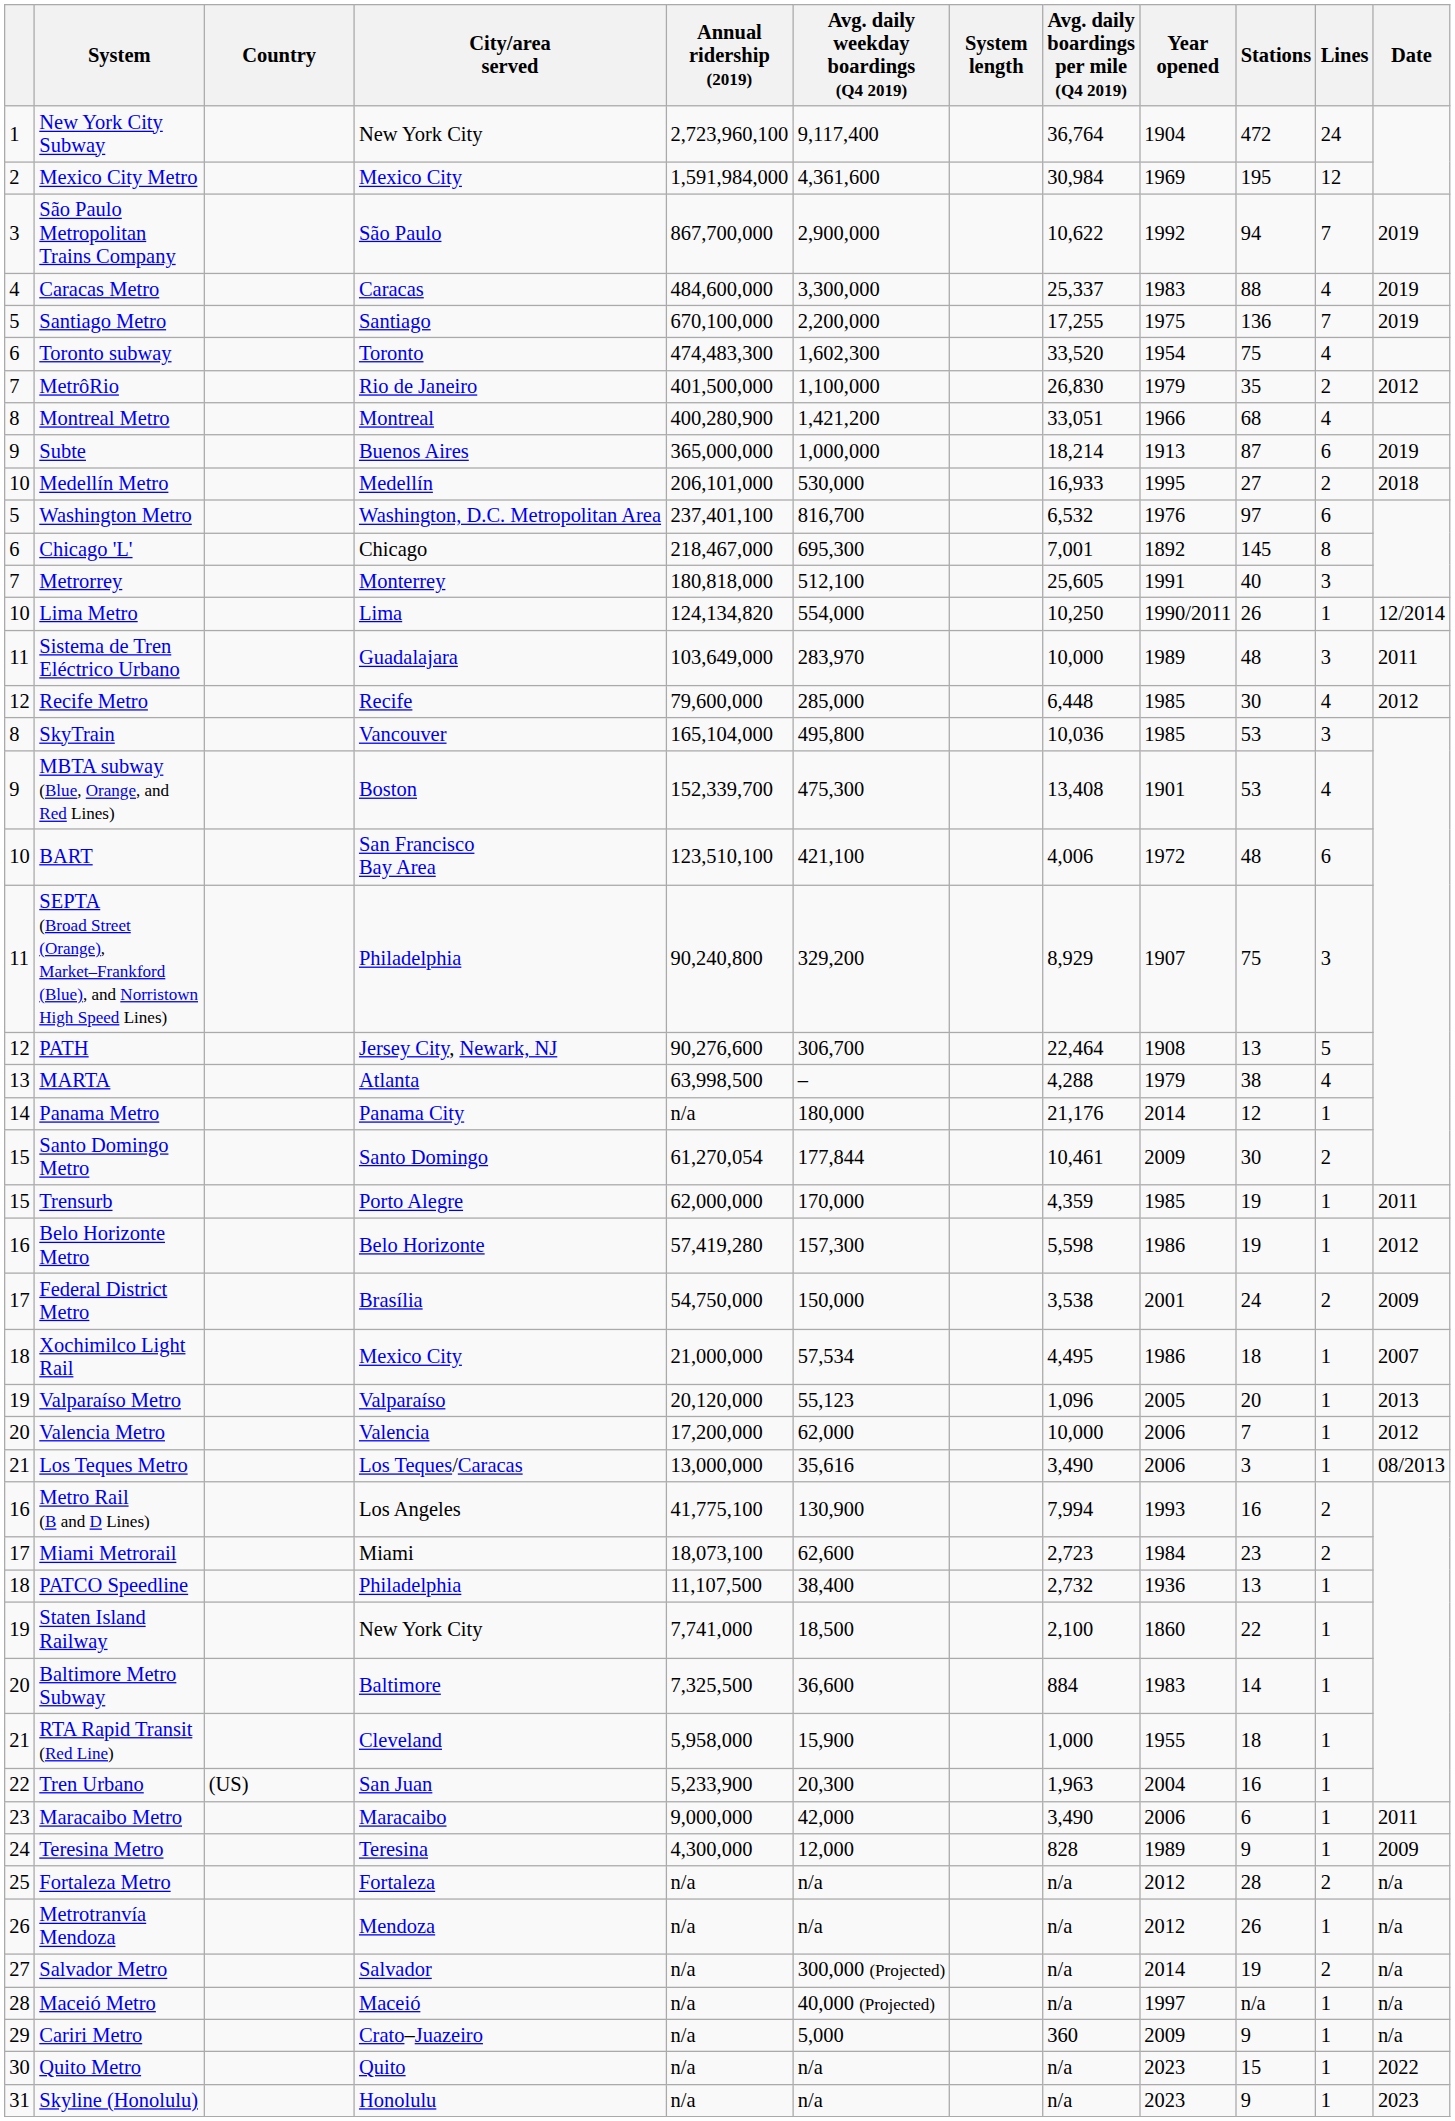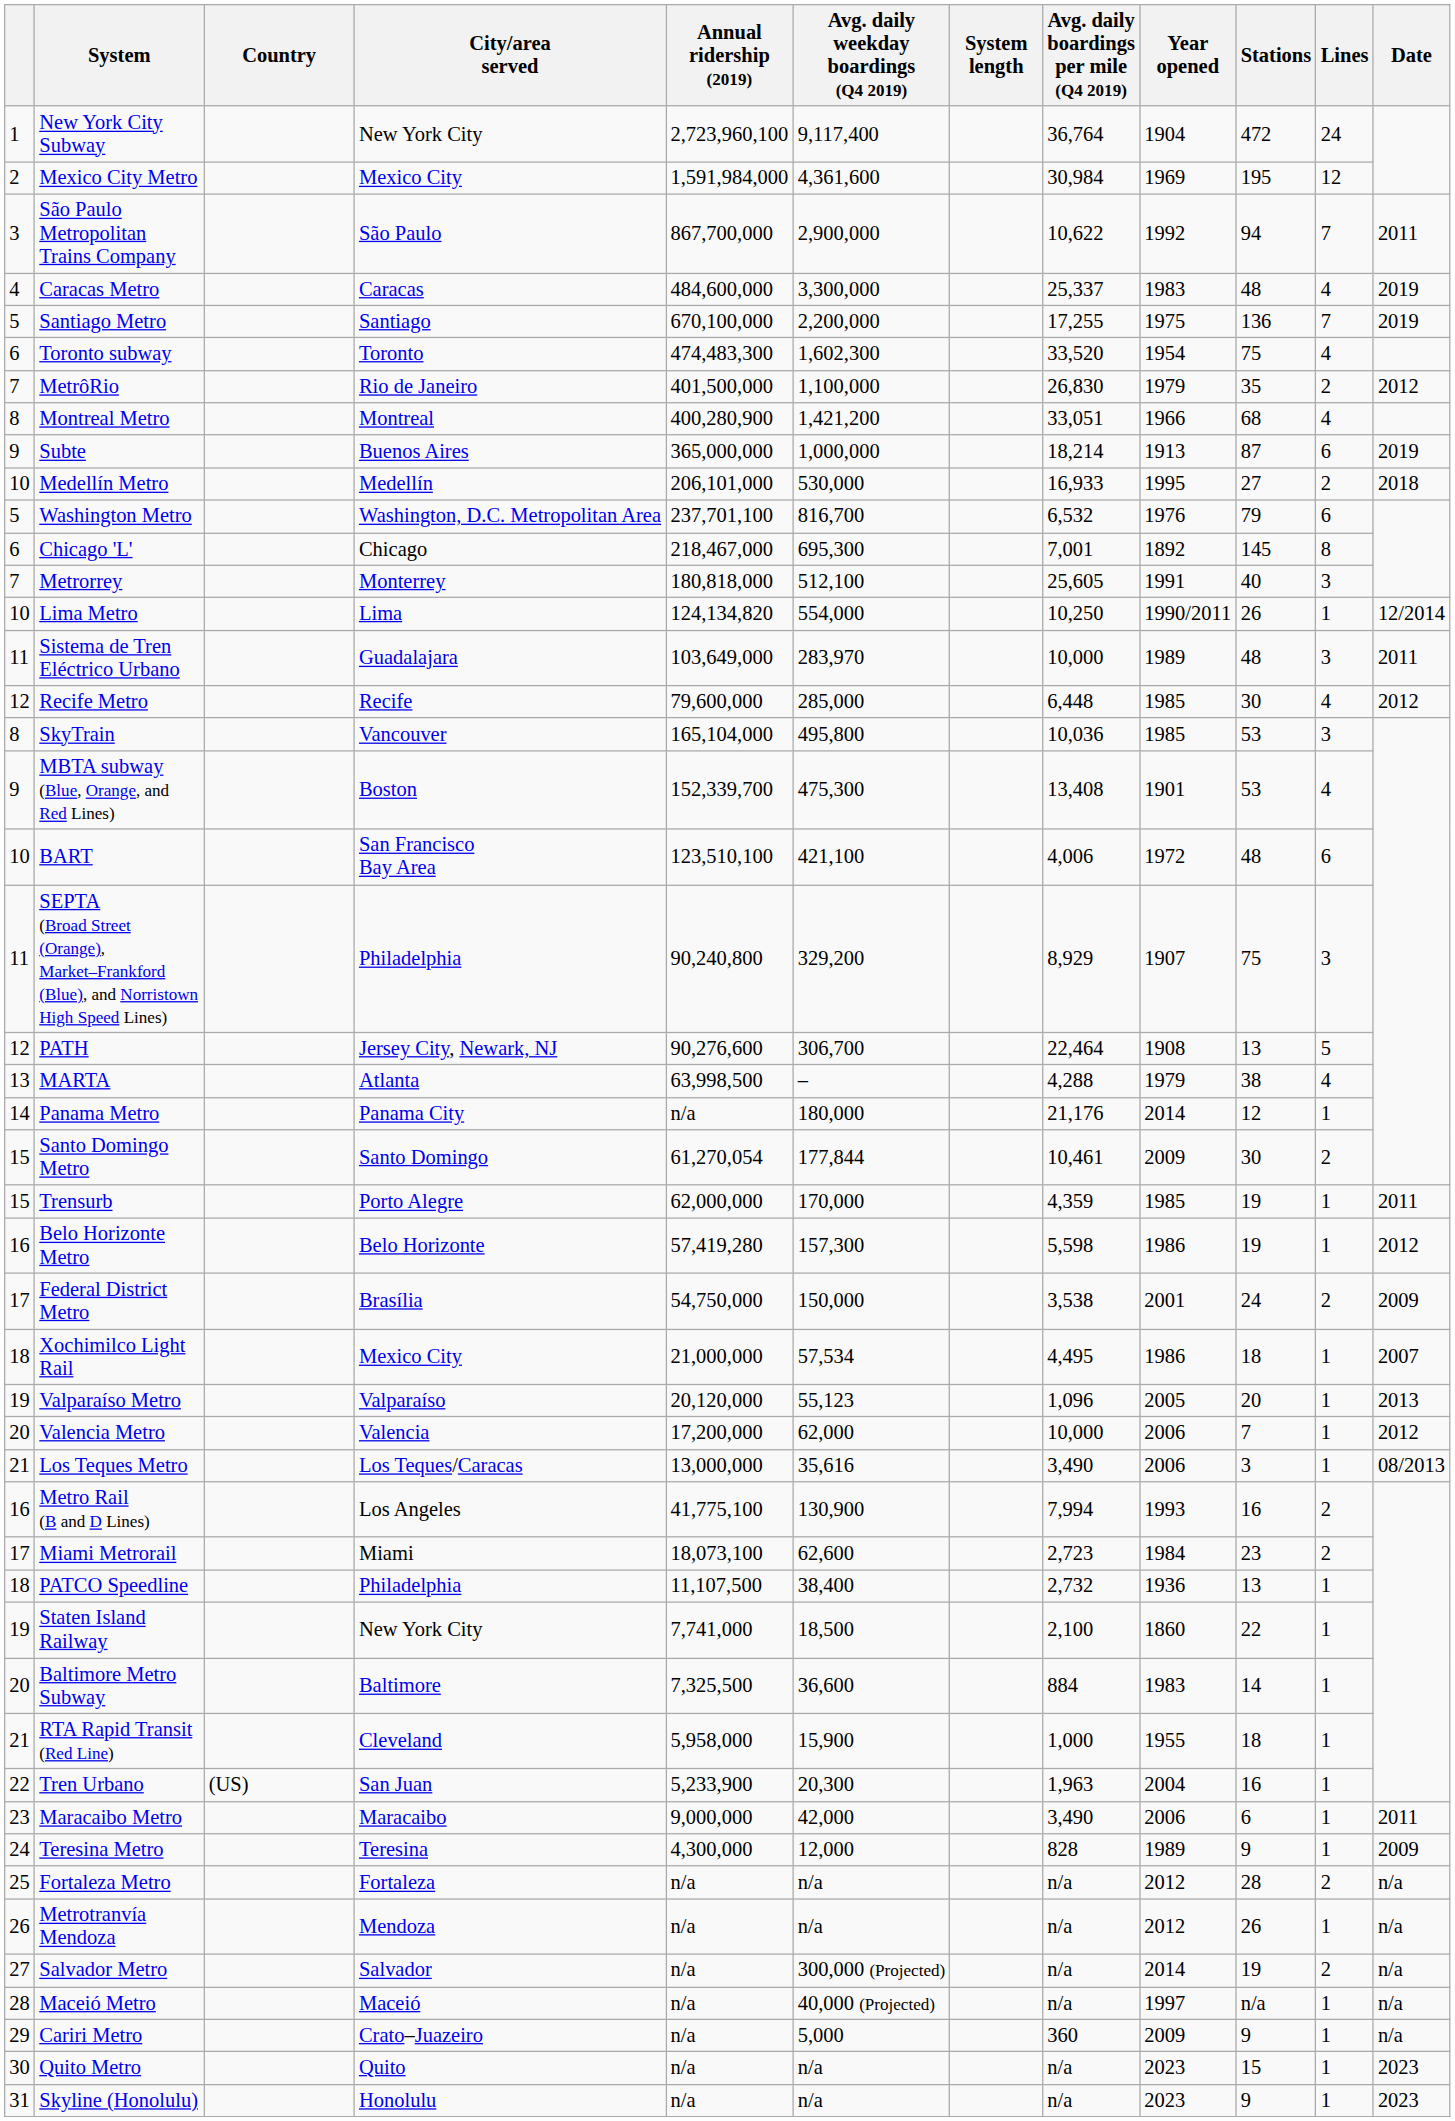(1398, 233) 2019 -> (1398, 233) 2011
(1251, 288) 88 -> (1251, 288) 48
(722, 516) 237,401,100 -> (722, 516) 237,701,100
(1251, 516) 97 -> (1251, 516) 79
(1398, 2067) 2022 -> (1398, 2067) 2023
